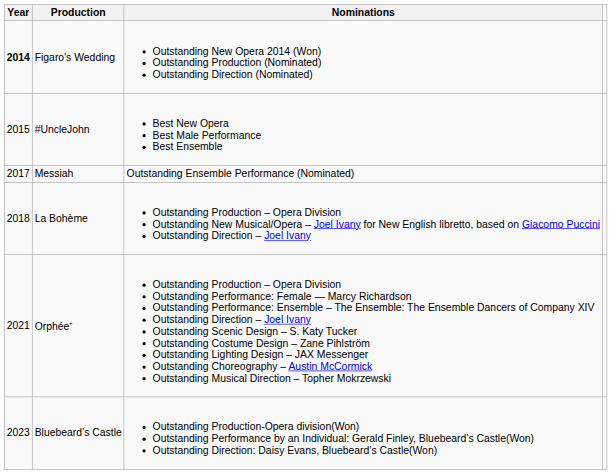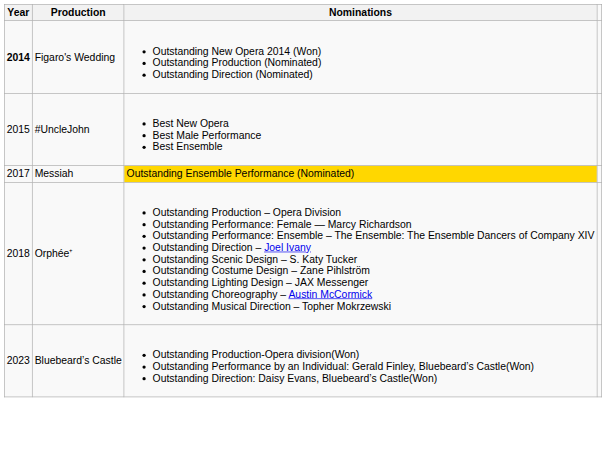(240, 174) no background -> (240, 174) gold background
- row: (61, 218)
(18, 325) 2021 -> (18, 253) 2018
